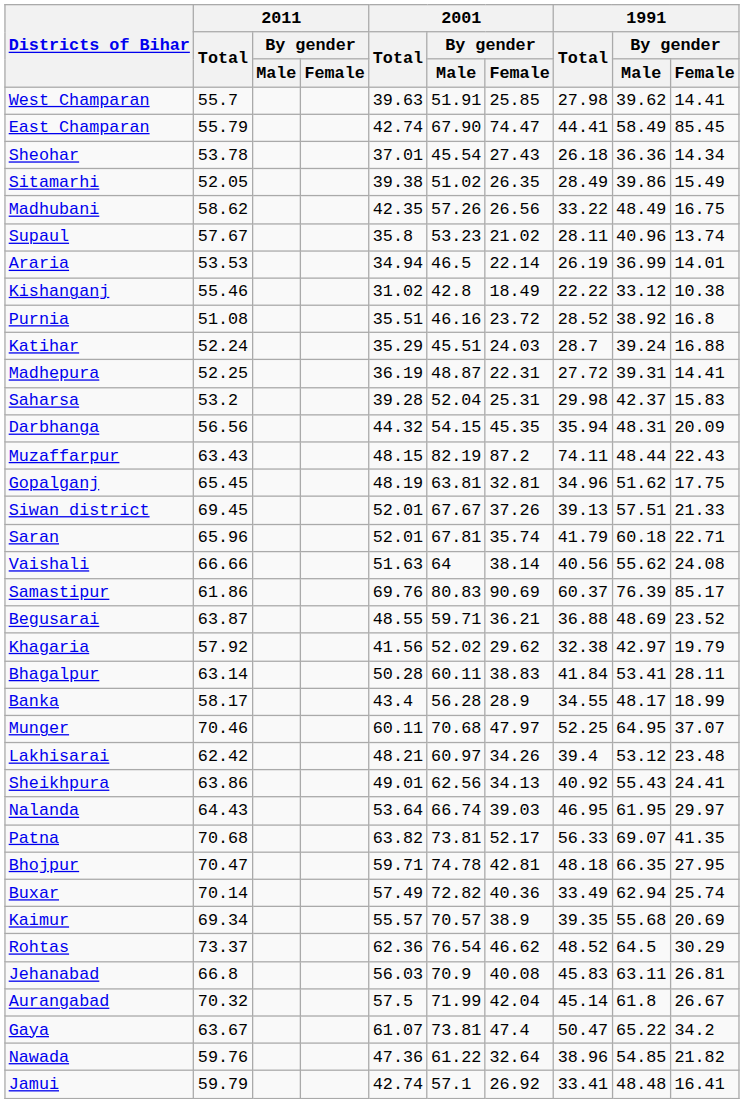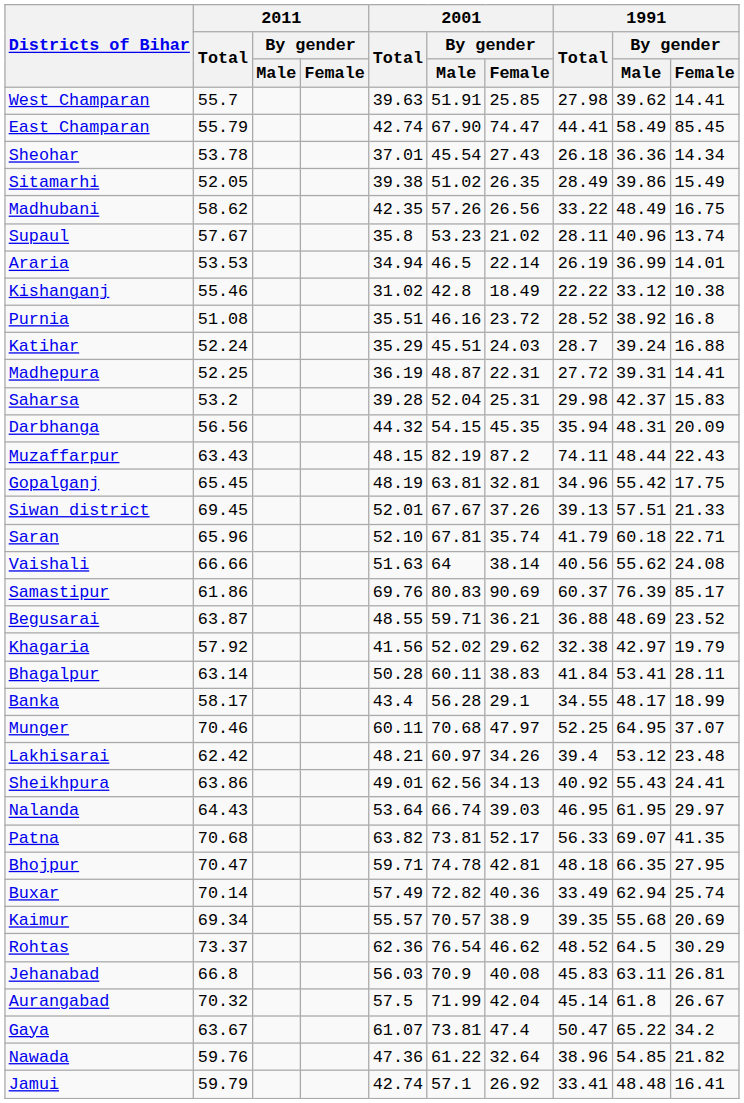(641, 483) 51.62 -> (641, 483) 55.42
(398, 538) 52.01 -> (398, 538) 52.10
(510, 702) 28.9 -> (510, 702) 29.1
